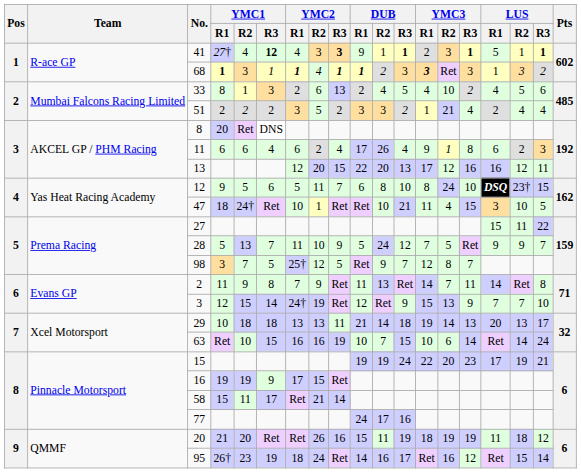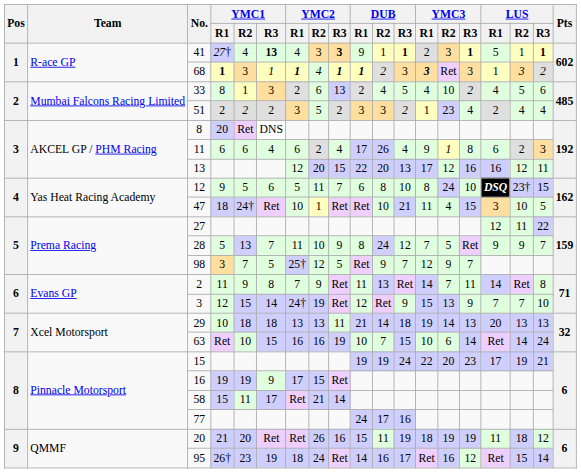(271, 52) 12 -> (271, 52) 13
(448, 110) 21 -> (448, 110) 23
(496, 226) 15 -> (496, 226) 12
(361, 245) 5 -> (361, 245) 8
(448, 264) 8 -> (448, 264) 9
(543, 322) 17 -> (543, 322) 13
